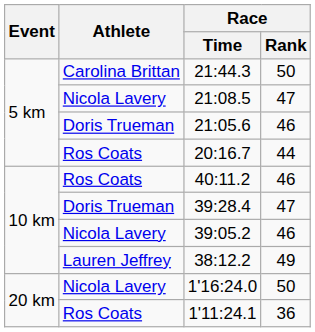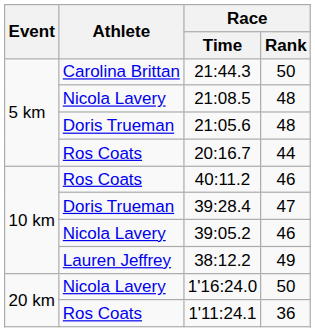(286, 99) 47 -> (286, 99) 48
(286, 126) 46 -> (286, 126) 48
